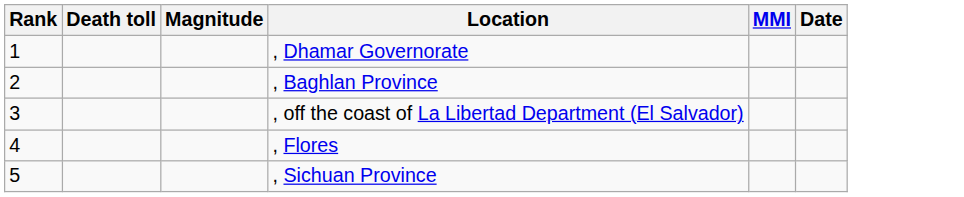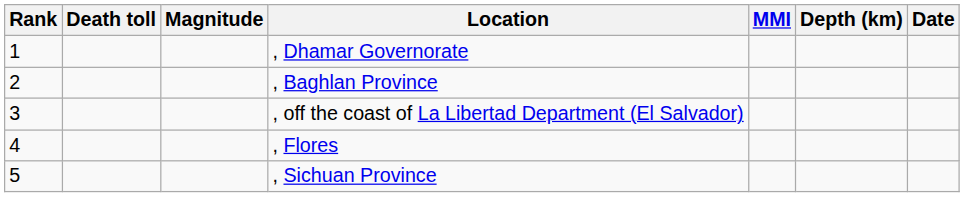+ column: (851, 20)
